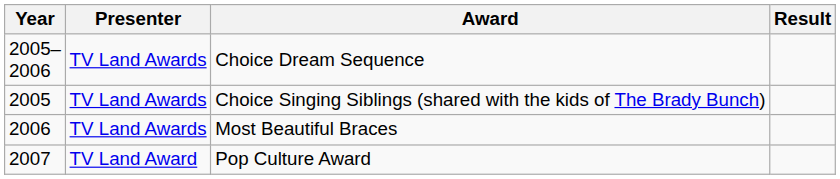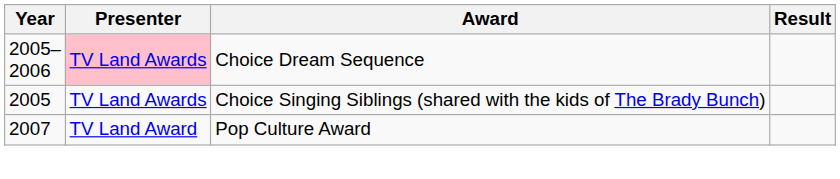(138, 59) no background -> (138, 59) pink background
- row: (306, 129)
